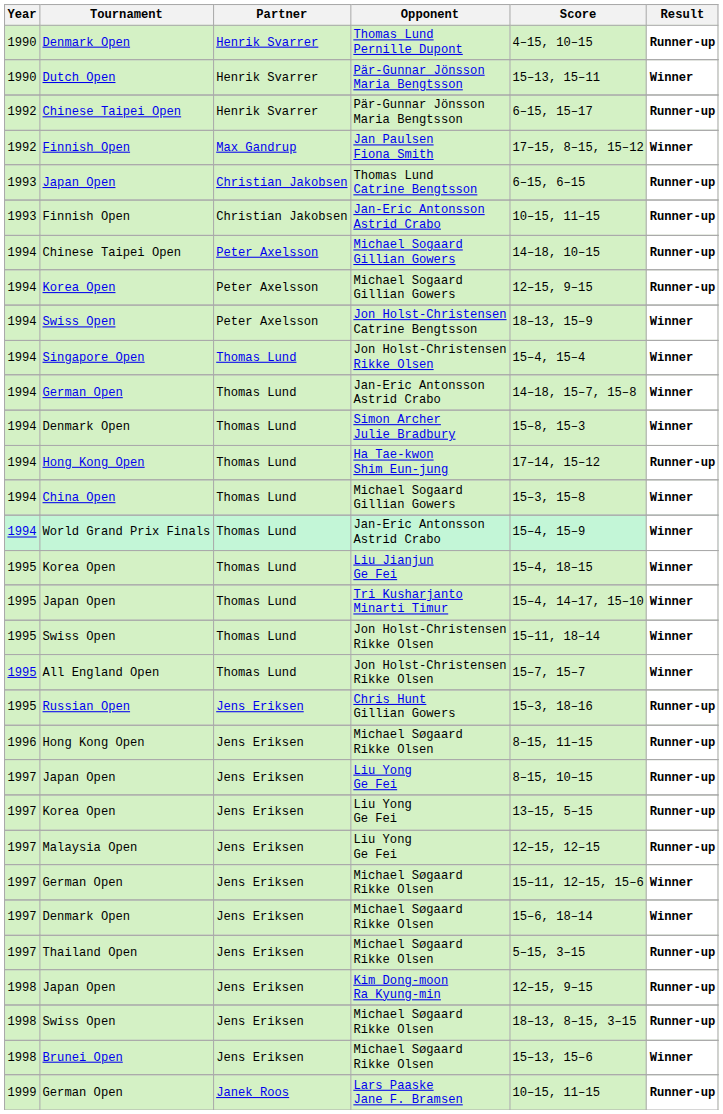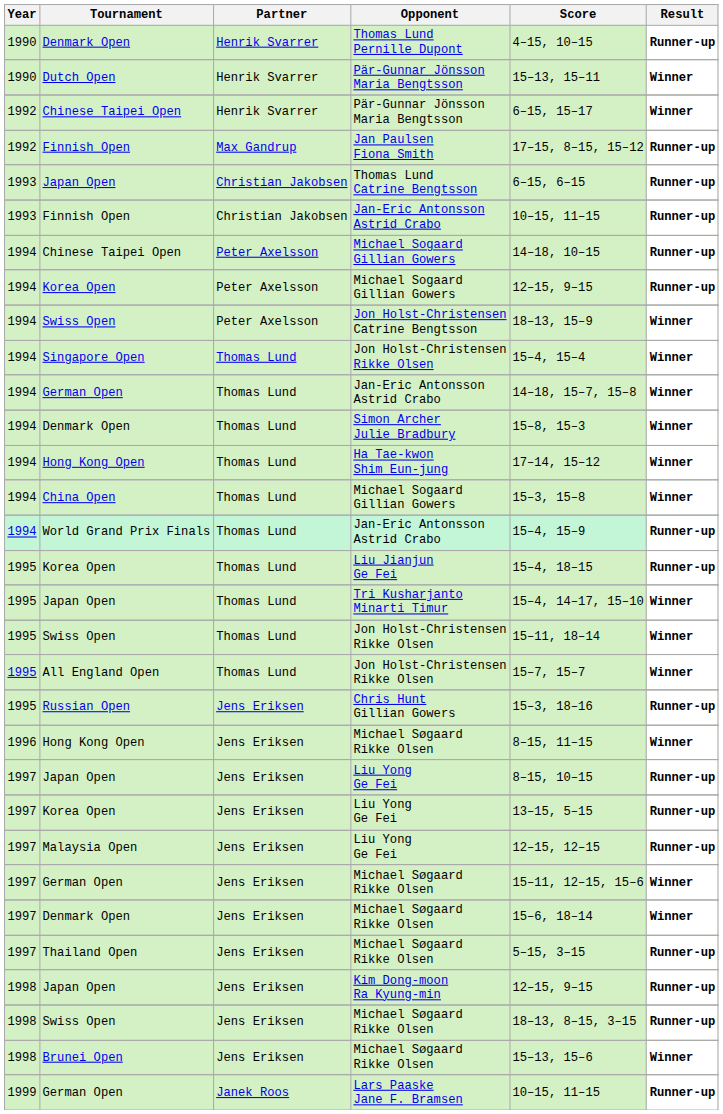(682, 112) Runner-up -> (672, 112) Winner
(672, 147) Winner -> (682, 147) Runner-up
(682, 462) Runner-up -> (672, 462) Winner
(672, 532) Winner -> (682, 532) Runner-up
(672, 567) Winner -> (682, 567) Runner-up
(682, 742) Runner-up -> (672, 742) Winner
